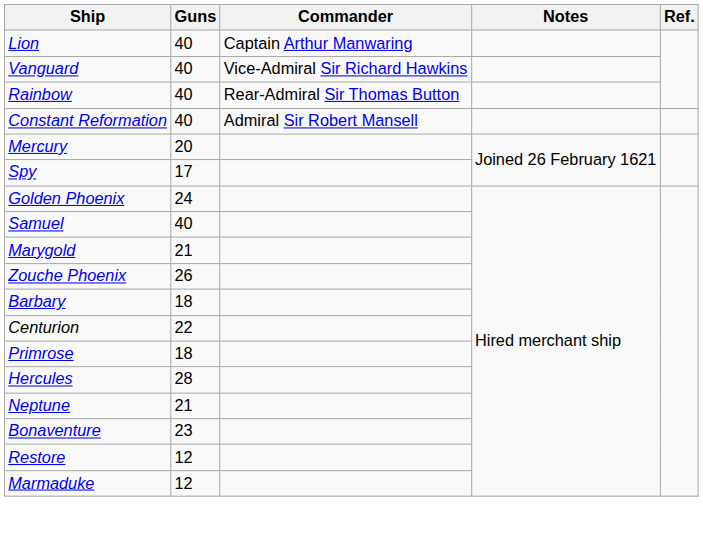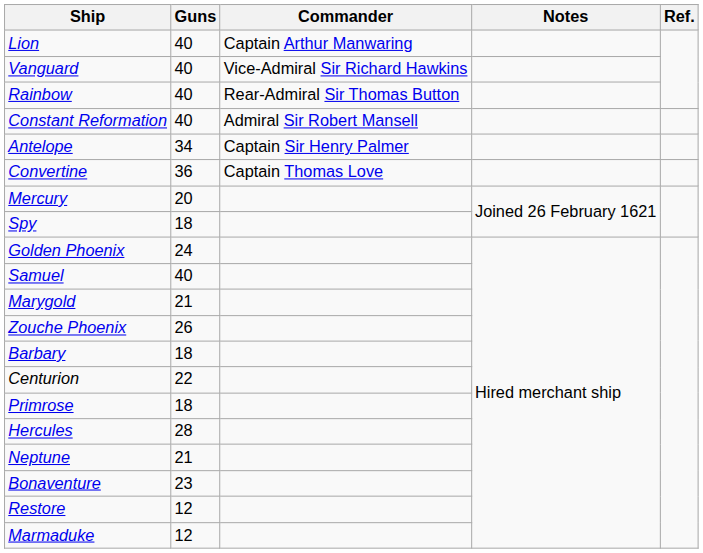+ row: (40, 146)
+ row: (48, 172)
(184, 172) 17 -> (184, 224) 18
